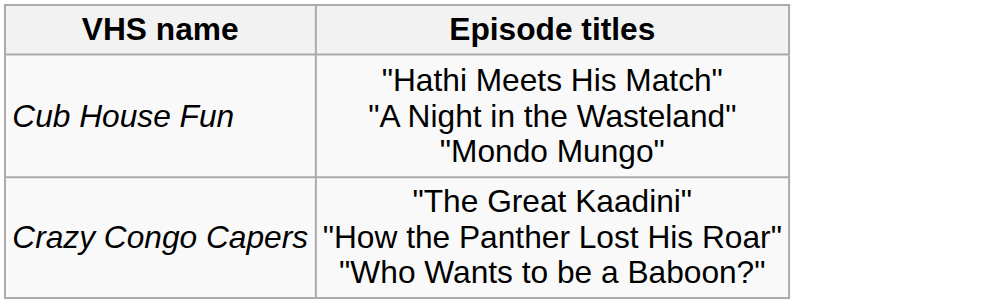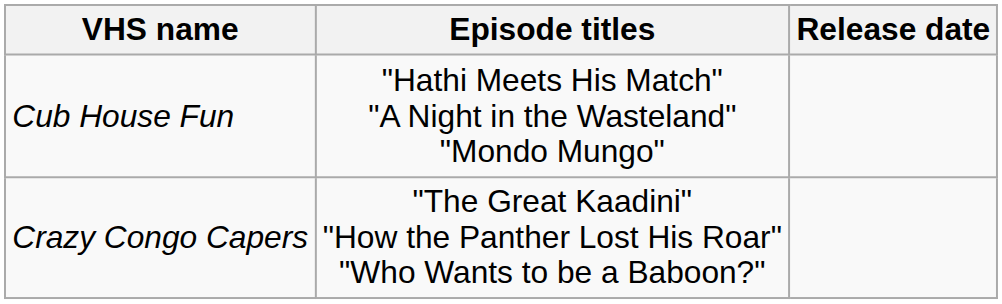+ column: (893, 29)
